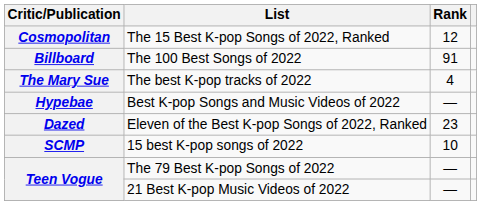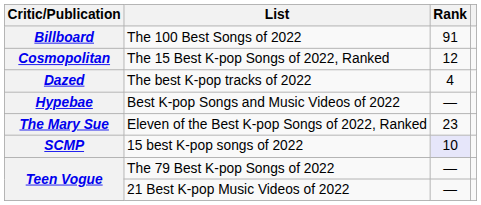rows swapped: (214, 59) <-> (258, 37)
(64, 80) The Mary Sue -> (64, 80) Dazed
(64, 124) Dazed -> (64, 124) The Mary Sue
(450, 146) no background -> (450, 146) lavender background
